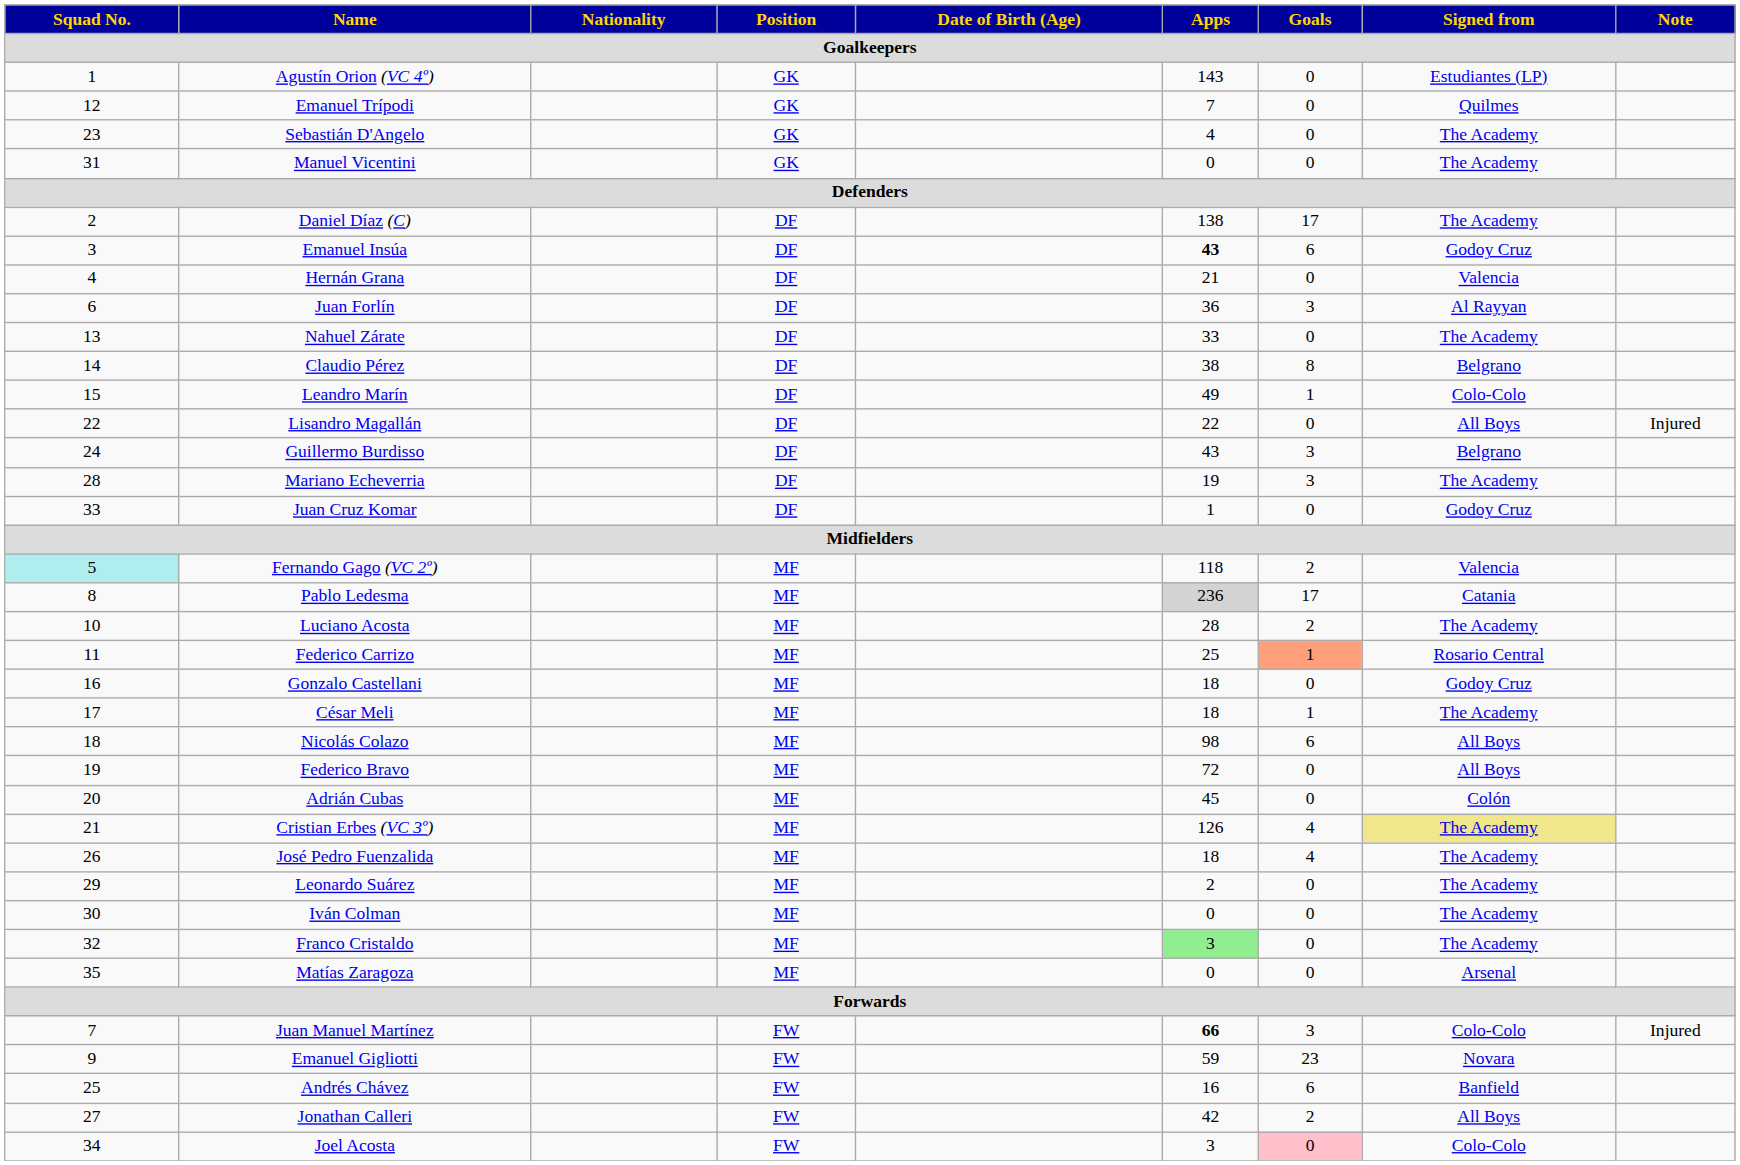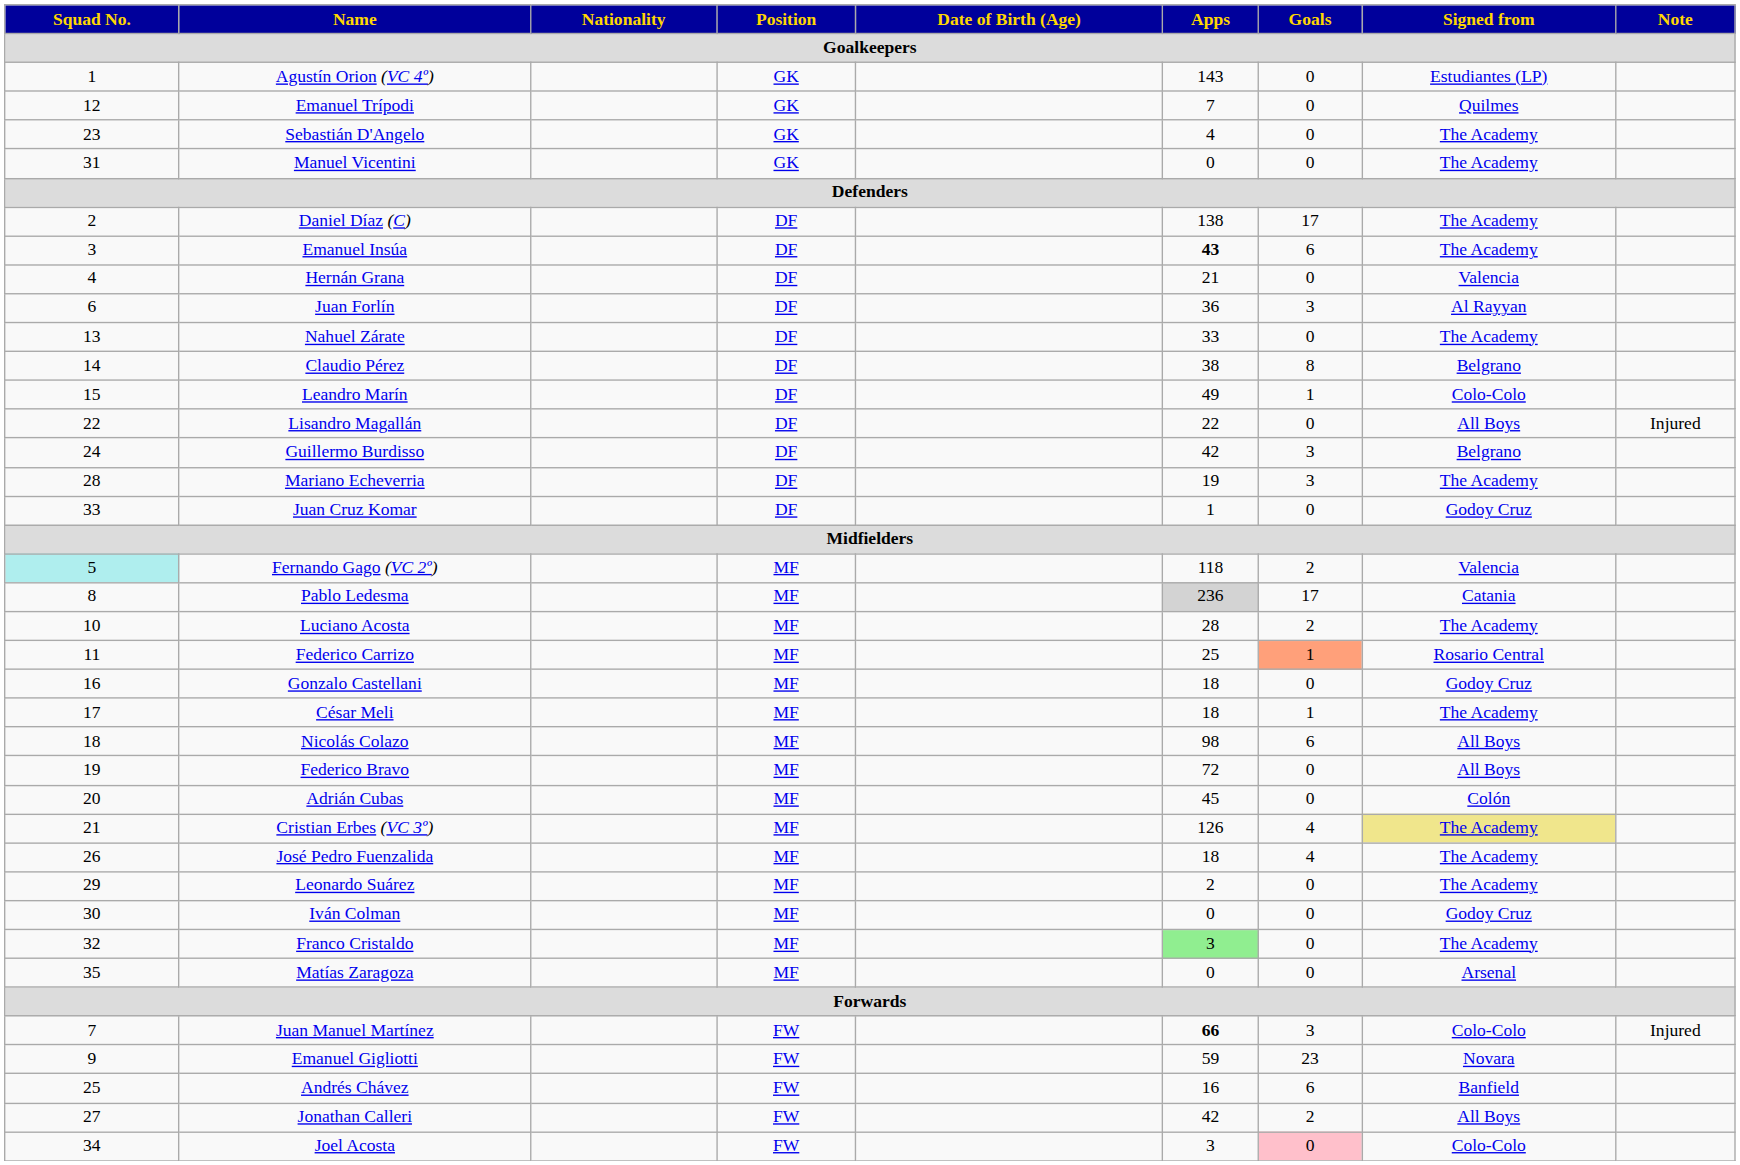(1489, 249) Godoy Cruz -> (1489, 249) The Academy
(1210, 452) 43 -> (1210, 452) 42
(1489, 914) The Academy -> (1489, 914) Godoy Cruz
